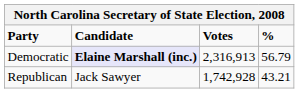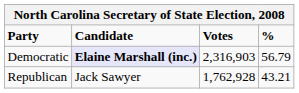(229, 56) 2,316,913 -> (229, 56) 2,316,903
(229, 77) 1,742,928 -> (229, 77) 1,762,928
